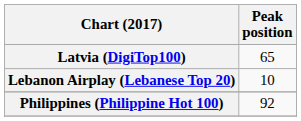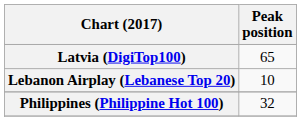(267, 103) 92 -> (267, 103) 32
